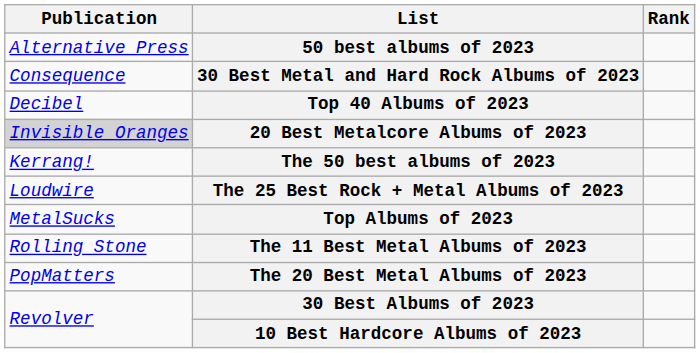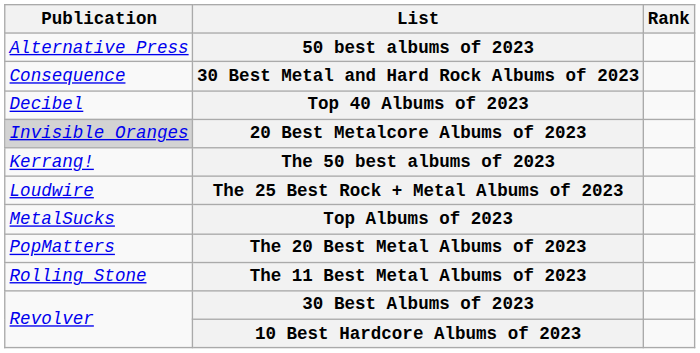rows swapped: (418, 276) <-> (418, 248)
